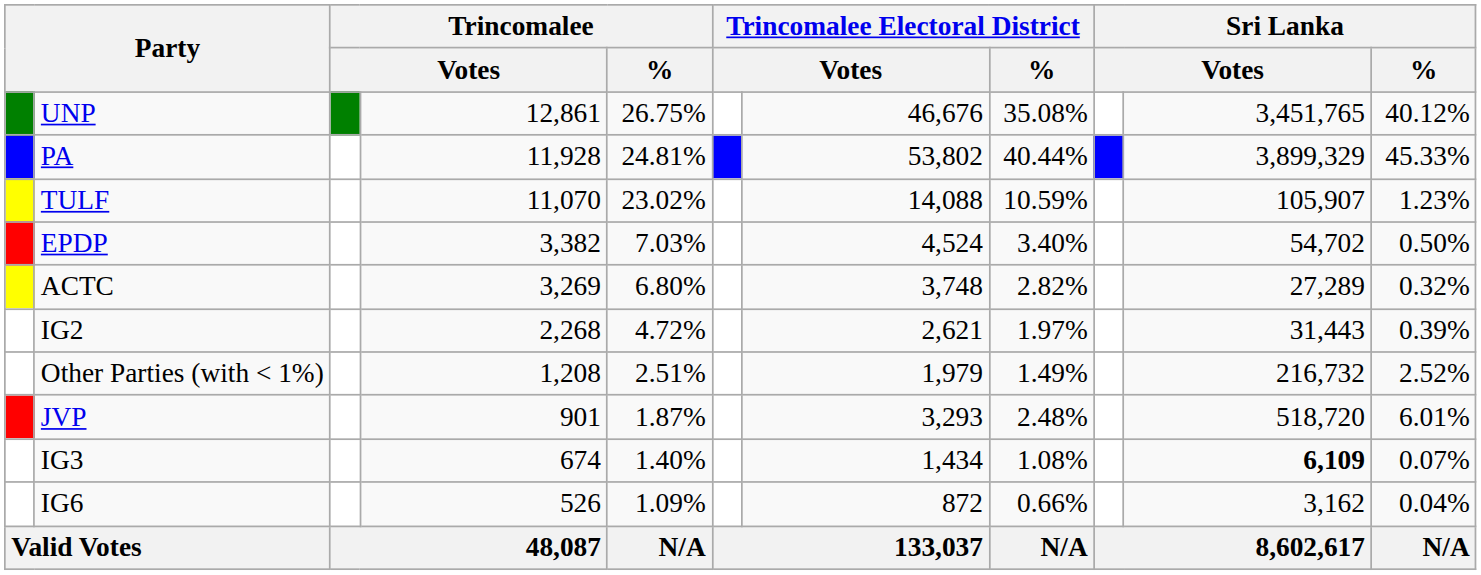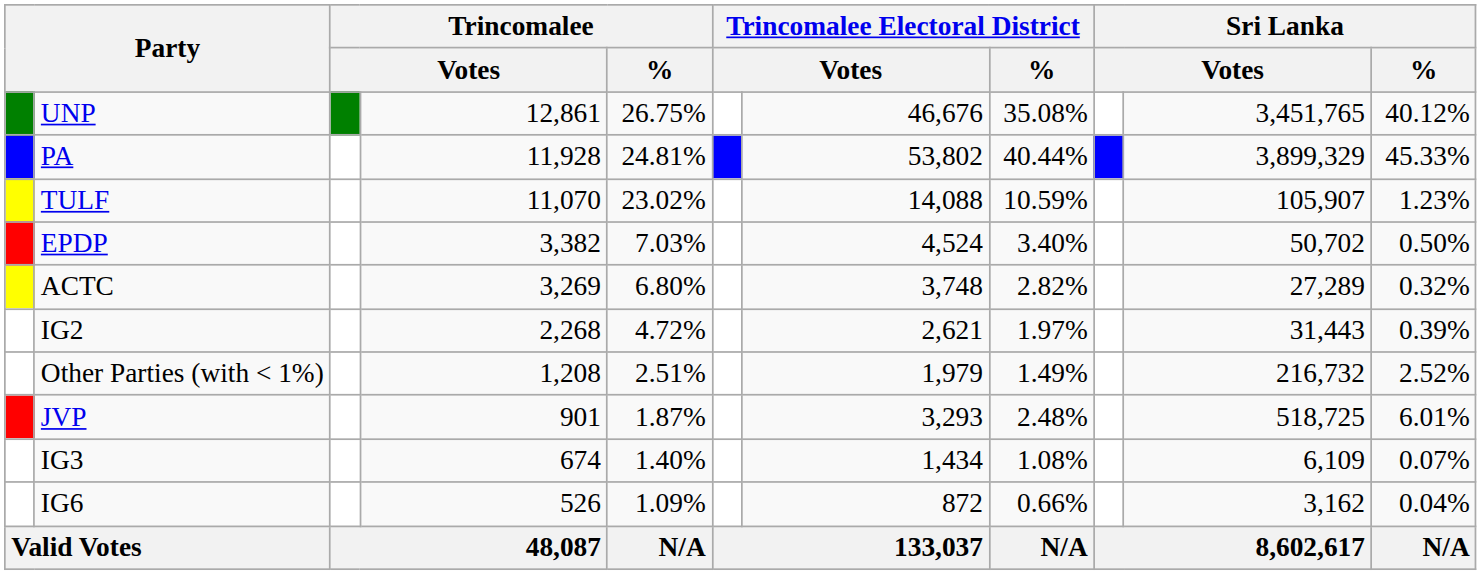(1327, 243) 54,702 -> (1327, 243) 50,702
(1320, 416) 518,720 -> (1320, 416) 518,725
(1334, 460) bold -> (1334, 460) normal
